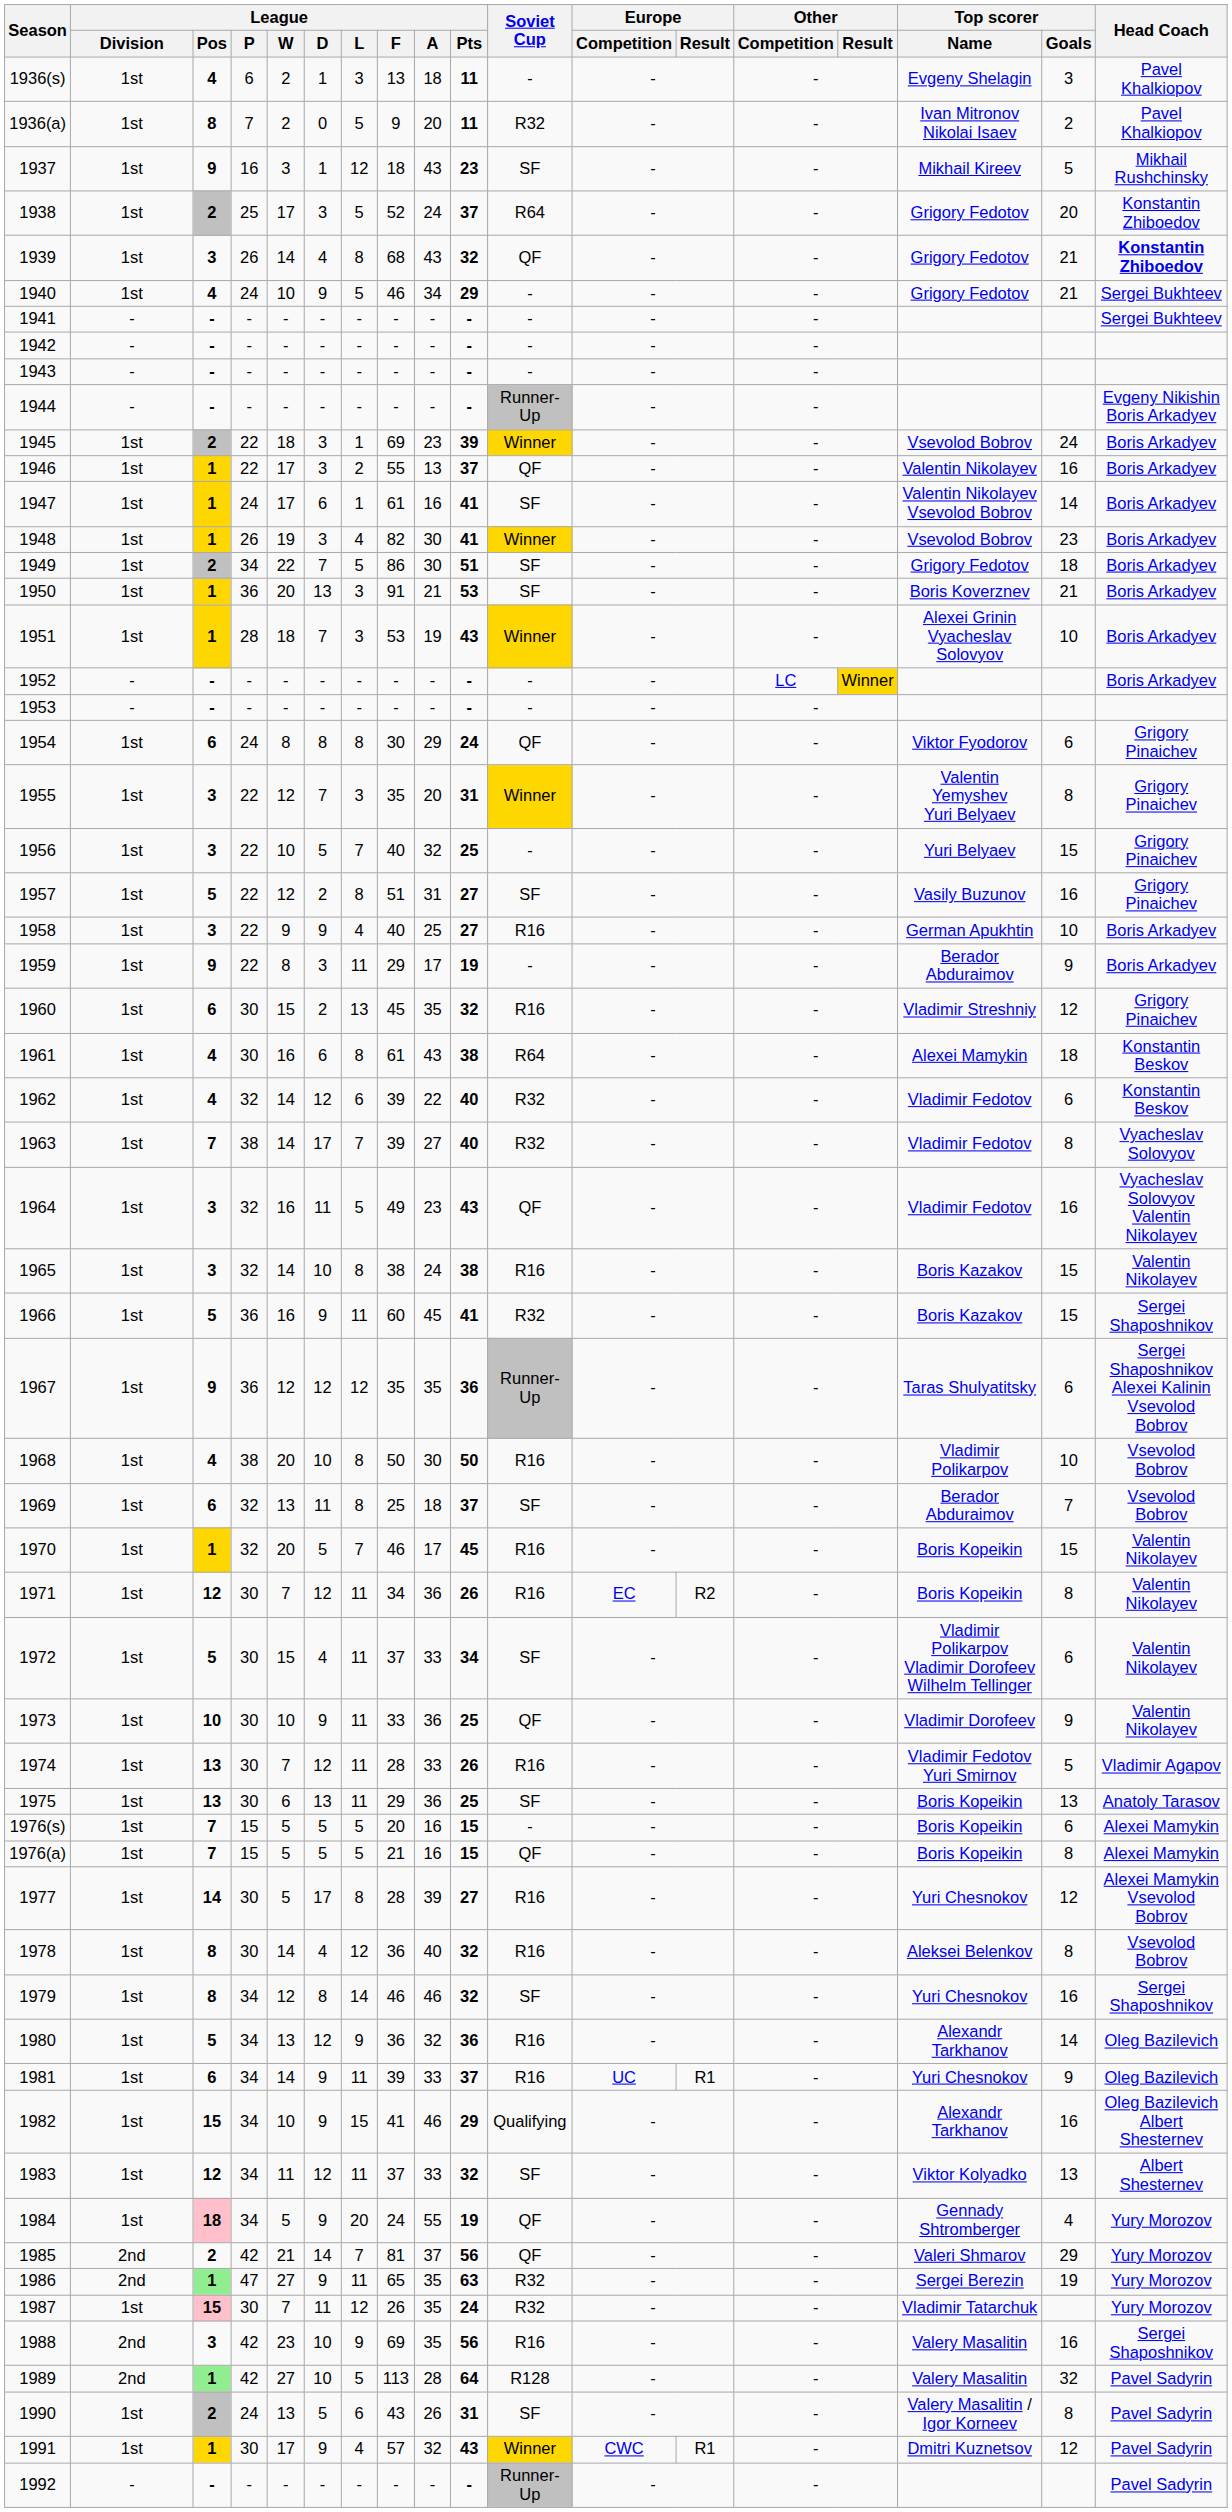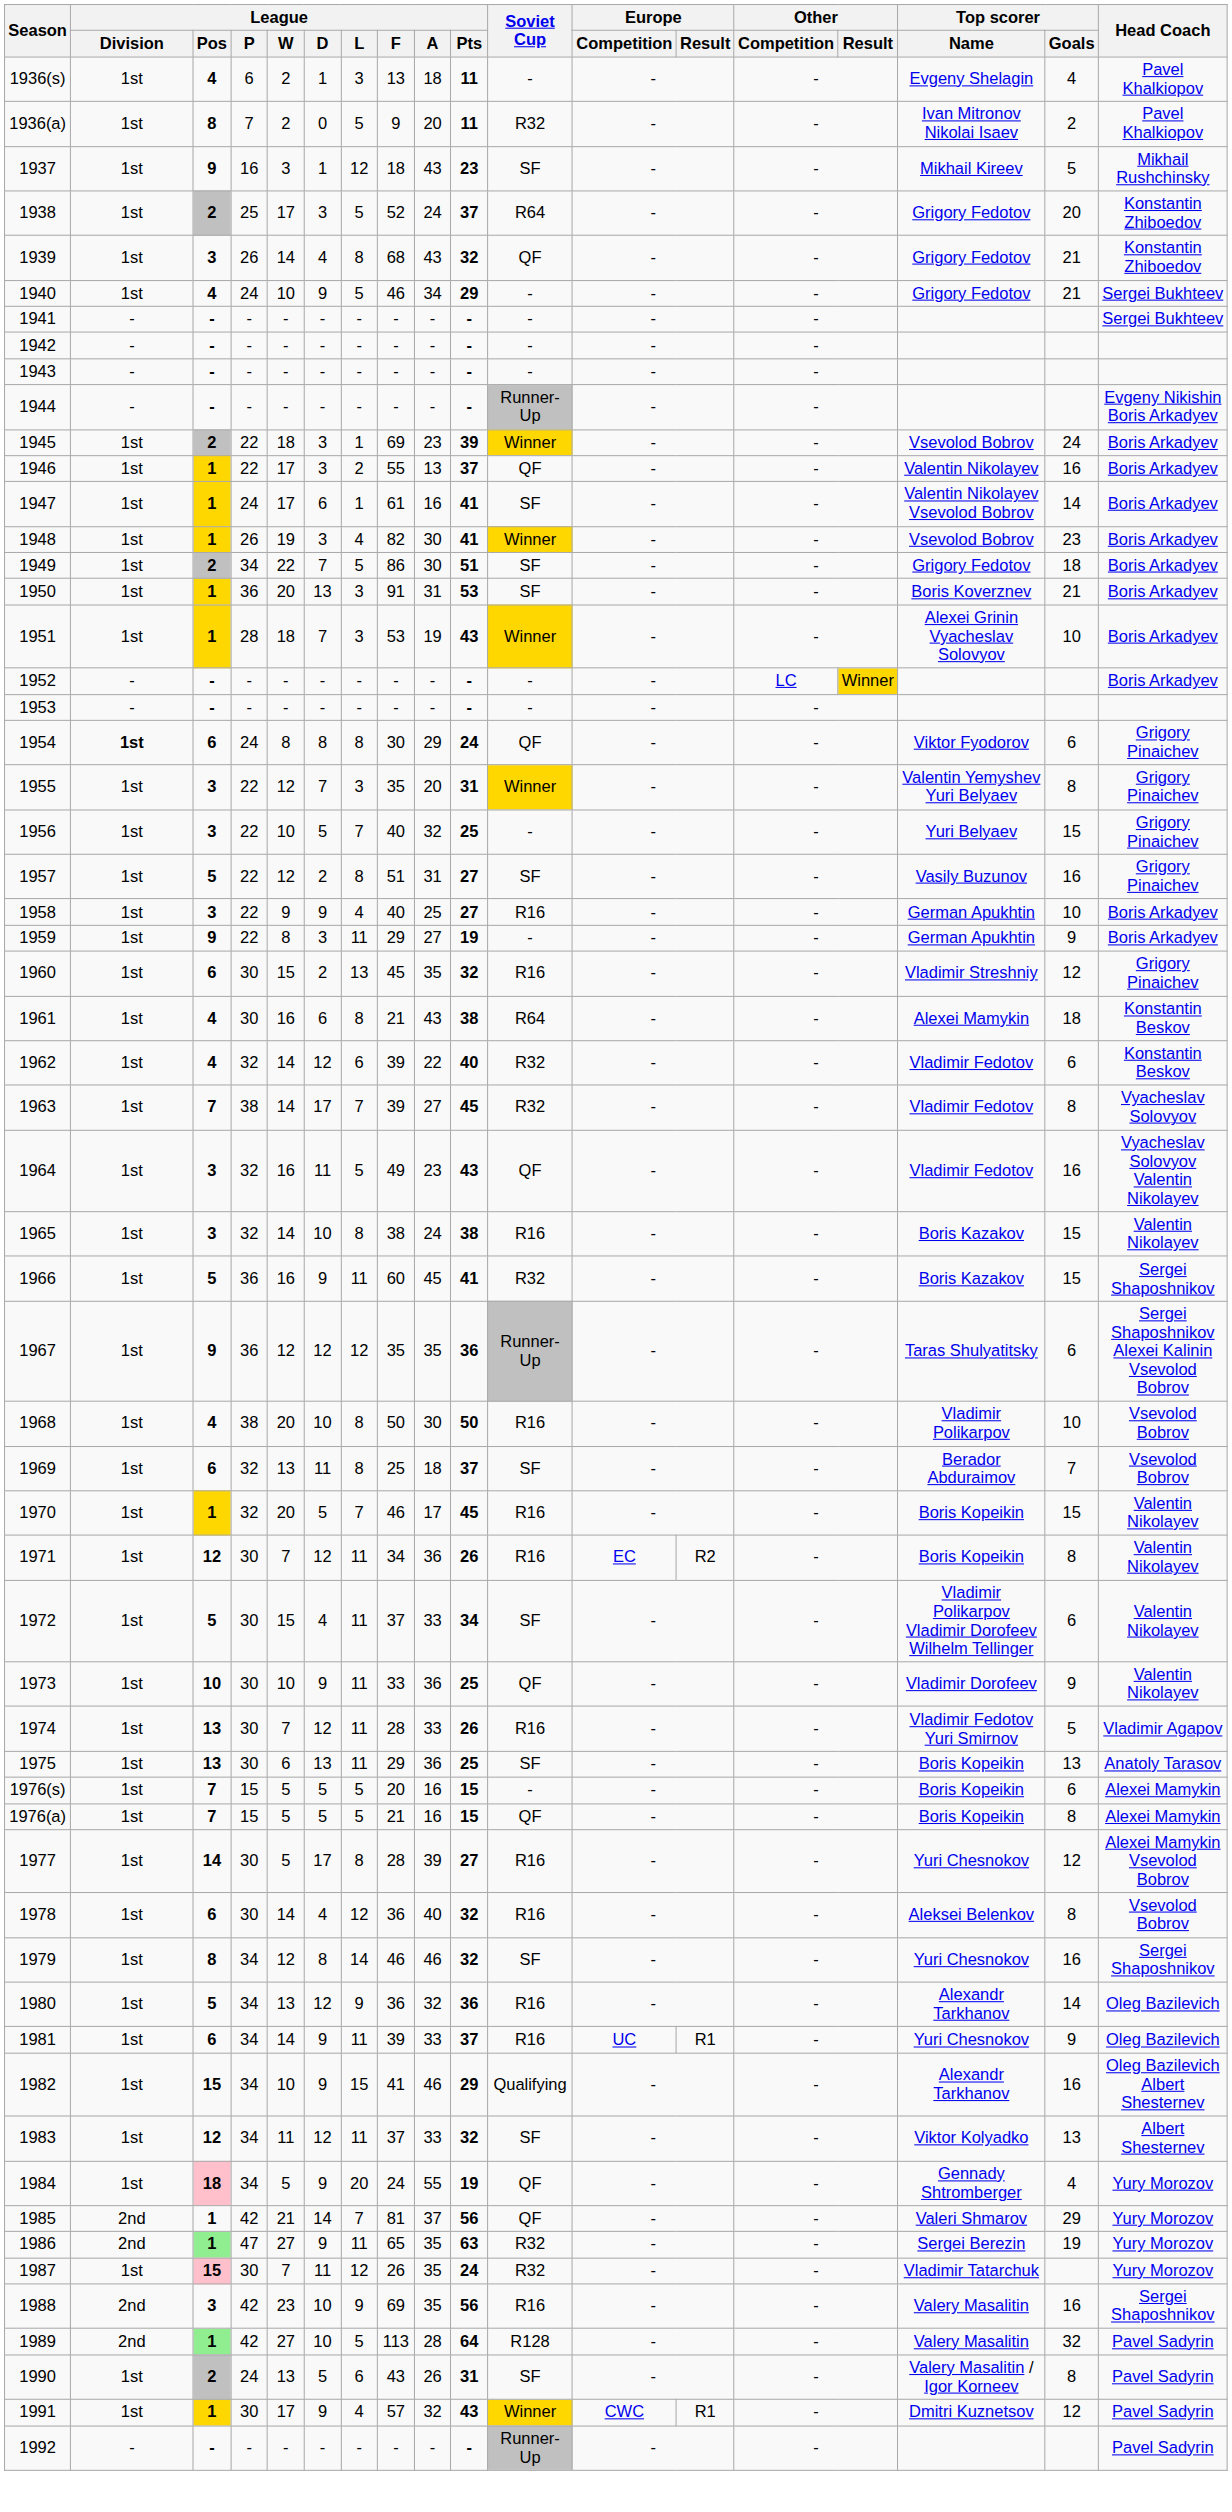(1069, 79) 3 -> (1072, 79) 4
(1161, 257) bold -> (1163, 257) normal
(433, 591) 21 -> (433, 591) 31
(132, 742) normal -> (132, 742) bold
(433, 965) 17 -> (433, 938) 27
(970, 965) Berador Abduraimov -> (971, 938) German Apukhtin
(396, 1055) 61 -> (396, 1018) 21
(469, 1144) 40 -> (469, 1107) 45
(212, 1952) 8 -> (212, 1915) 6
(212, 2255) 2 -> (212, 2218) 1
